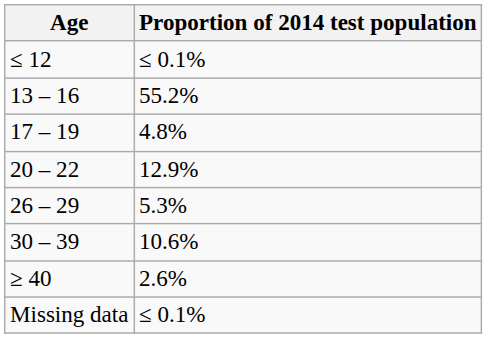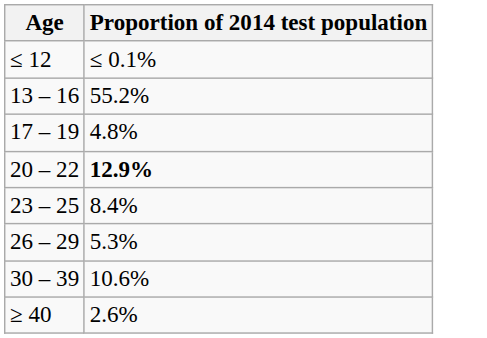(169, 168) normal -> (121, 168) bold
+ row: (45, 205)
- row: (69, 315)
